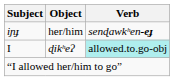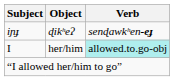(66, 31) her/him -> (61, 31) ɖikʰeʔ
(61, 48) ɖikʰeʔ -> (66, 48) her/him
